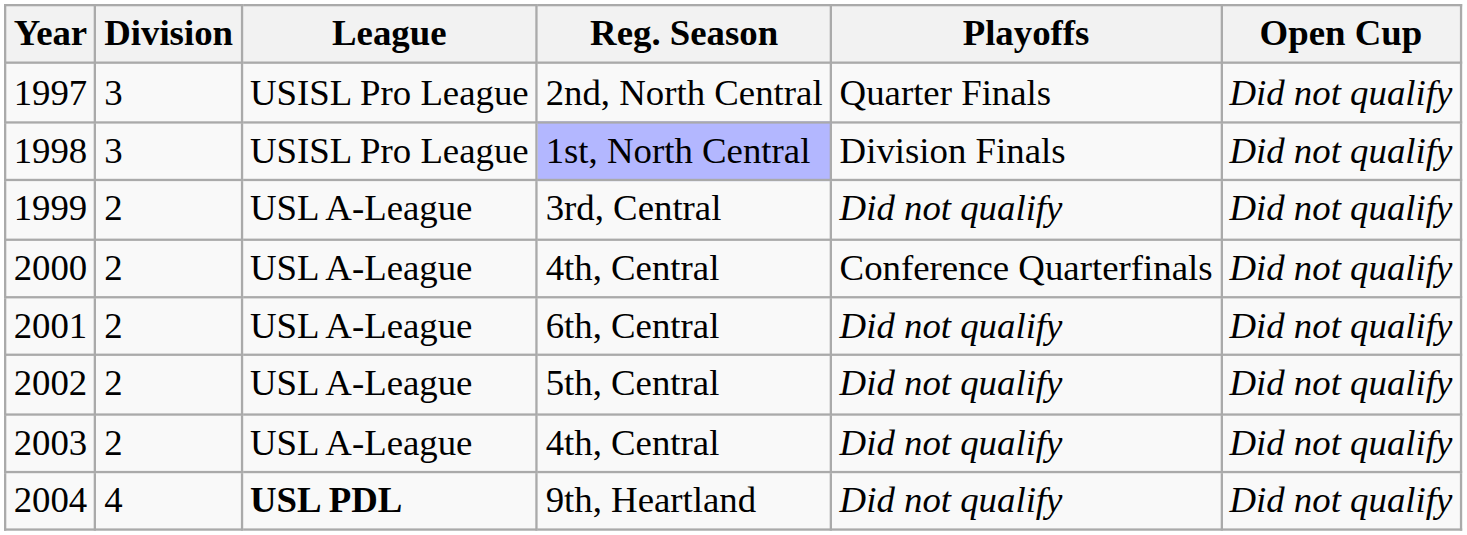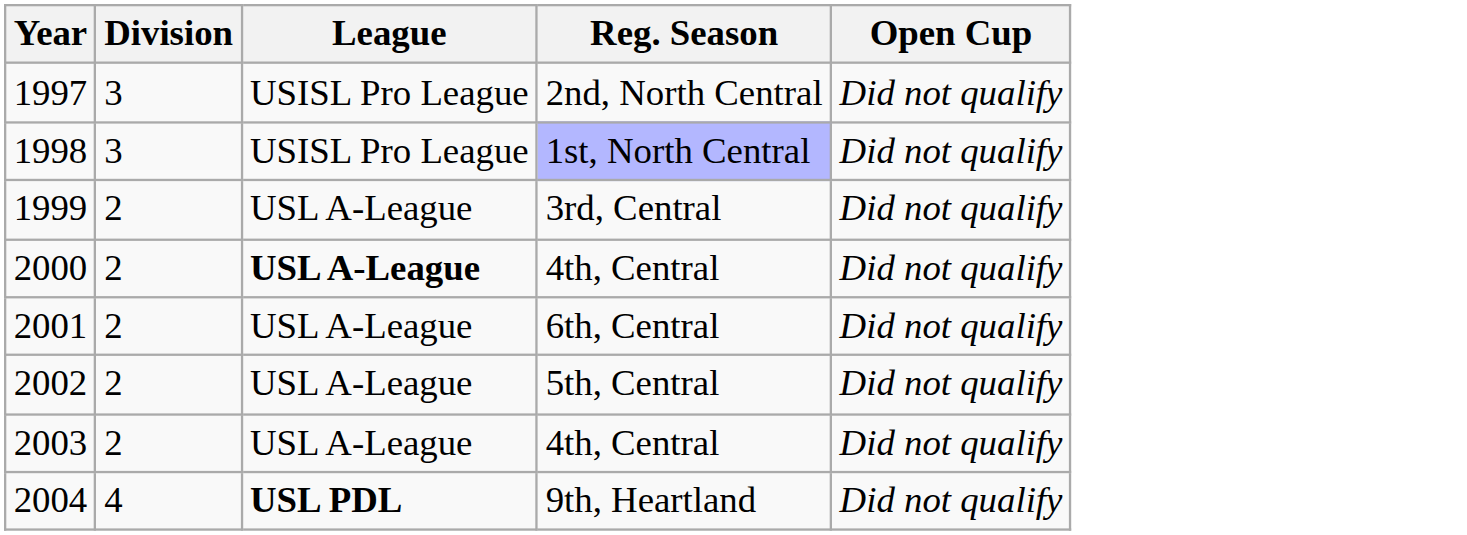- column: (1026, 33)
(361, 267) normal -> (365, 267) bold
